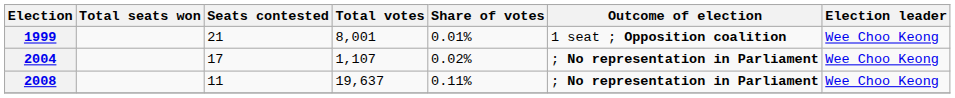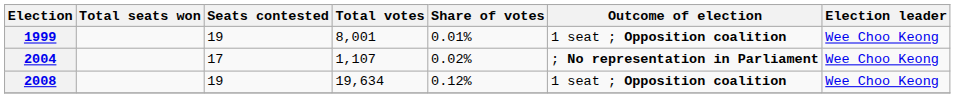(215, 38) 21 -> (215, 38) 19
(215, 82) 11 -> (215, 82) 19
(360, 82) 19,637 -> (360, 82) 19,634
(451, 82) 0.11% -> (451, 82) 0.12%
(685, 82) ; No representation in Parliament -> (669, 82) 1 seat ; Opposition coalition
